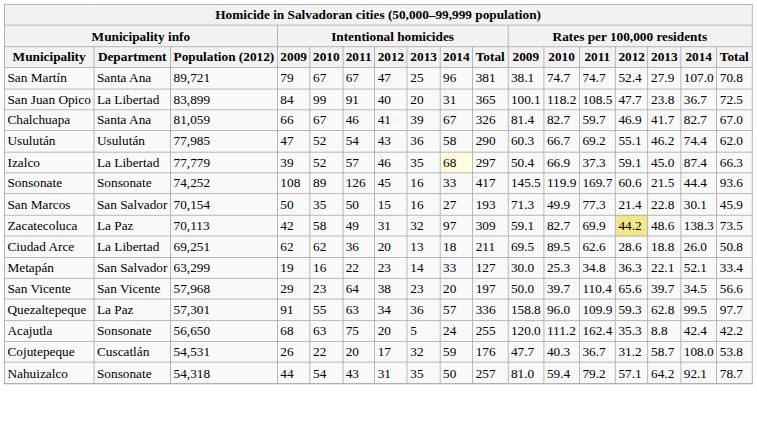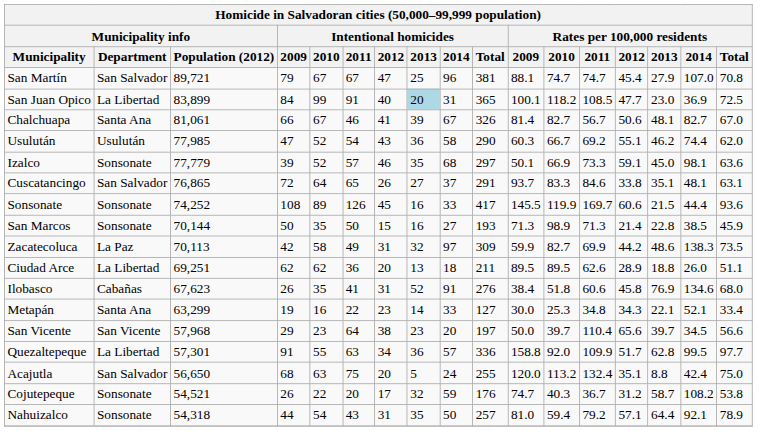(124, 78) Santa Ana -> (132, 78) San Salvador
(523, 78) 38.1 -> (523, 78) 88.1
(630, 78) 52.4 -> (630, 78) 45.4
(417, 99) no background -> (417, 99) lightblue background
(663, 99) 23.8 -> (663, 99) 23.0
(695, 99) 36.7 -> (695, 99) 36.9
(192, 120) 81,059 -> (192, 120) 81,061
(594, 120) 59.7 -> (594, 120) 56.7
(630, 120) 46.9 -> (630, 120) 50.6
(663, 120) 41.7 -> (663, 120) 48.1
(128, 162) La Libertad -> (124, 162) Sonsonate
(450, 162) lightyellow background -> (450, 162) no background
(523, 162) 50.4 -> (523, 162) 50.1
(594, 162) 37.3 -> (594, 162) 73.3
(695, 162) 87.4 -> (695, 162) 98.1
(731, 162) 66.3 -> (731, 162) 63.6
+ row: (47, 183)
(132, 204) San Salvador -> (124, 225) Sonsonate
(192, 204) 70,154 -> (192, 225) 70,144
(559, 204) 49.9 -> (559, 225) 98.9
(594, 204) 77.3 -> (594, 225) 71.3
(695, 204) 30.1 -> (695, 225) 38.5
(523, 225) 59.1 -> (523, 246) 59.9
(630, 225) khaki background -> (630, 246) no background
(523, 246) 69.5 -> (523, 267) 89.5
(630, 246) 28.6 -> (630, 267) 28.9
(731, 246) 50.8 -> (731, 267) 51.1
+ row: (30, 288)
(132, 267) San Salvador -> (124, 309) Santa Ana
(630, 267) 36.3 -> (630, 309) 34.3
(115, 309) La Paz -> (128, 352) La Libertad
(559, 309) 96.0 -> (559, 352) 92.0
(630, 309) 59.3 -> (630, 352) 51.7
(124, 330) Sonsonate -> (132, 373) San Salvador
(561, 330) 111.2 -> (562, 373) 113.2
(597, 330) 162.4 -> (597, 373) 132.4
(630, 330) 35.3 -> (630, 373) 35.1
(731, 330) 42.2 -> (731, 373) 75.0
(123, 352) Cuscatlán -> (124, 394) Sonsonate
(192, 352) 54,531 -> (192, 394) 54,521
(523, 352) 47.7 -> (523, 394) 74.7
(699, 352) 108.0 -> (699, 394) 108.2
(663, 373) 64.2 -> (663, 415) 64.4
(731, 373) 78.7 -> (731, 415) 78.9
